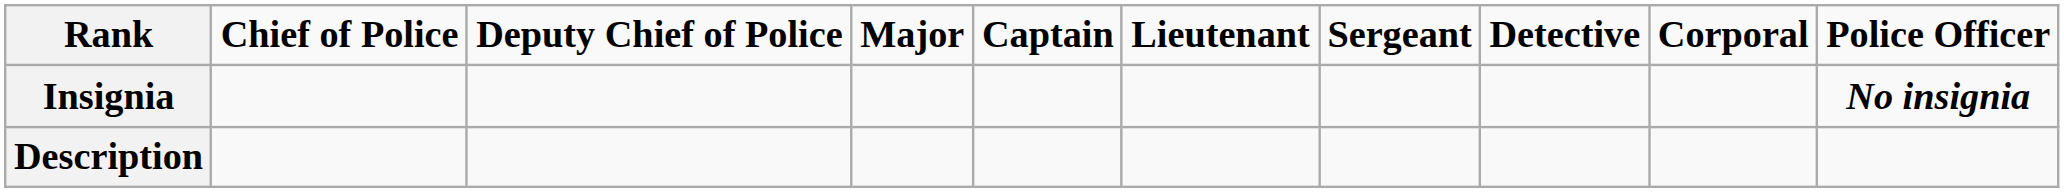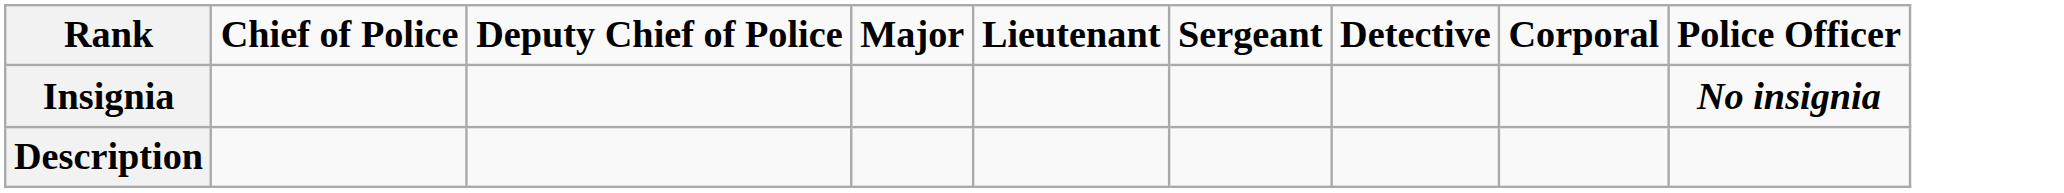- column: (1048, 34)
